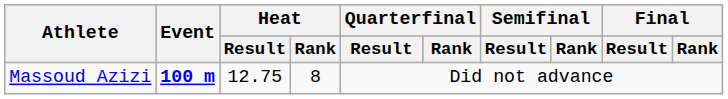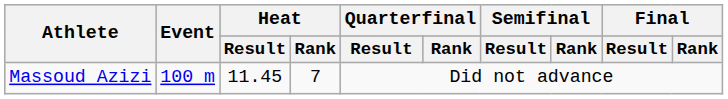(188, 78) bold -> (188, 78) normal
(255, 78) 12.75 -> (255, 78) 11.45
(315, 78) 8 -> (315, 78) 7
